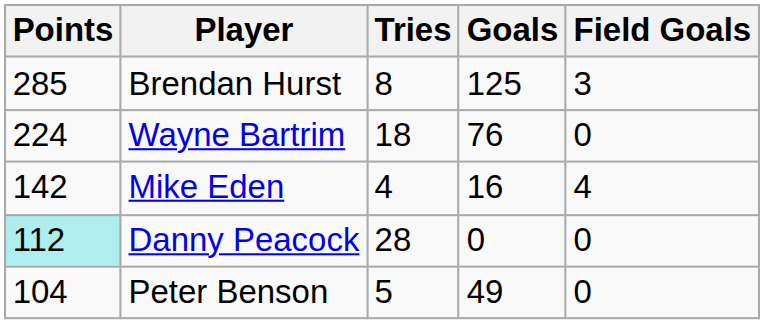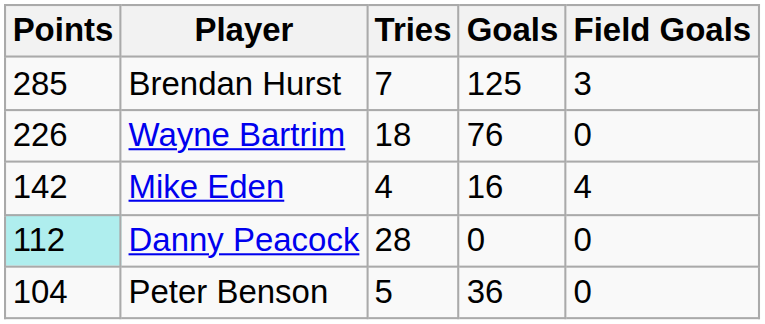(384, 82) 8 -> (384, 82) 7
(40, 135) 224 -> (40, 135) 226
(485, 291) 49 -> (485, 291) 36
